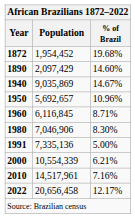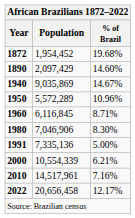(54, 99) 5,692,657 -> (54, 99) 5,572,289
